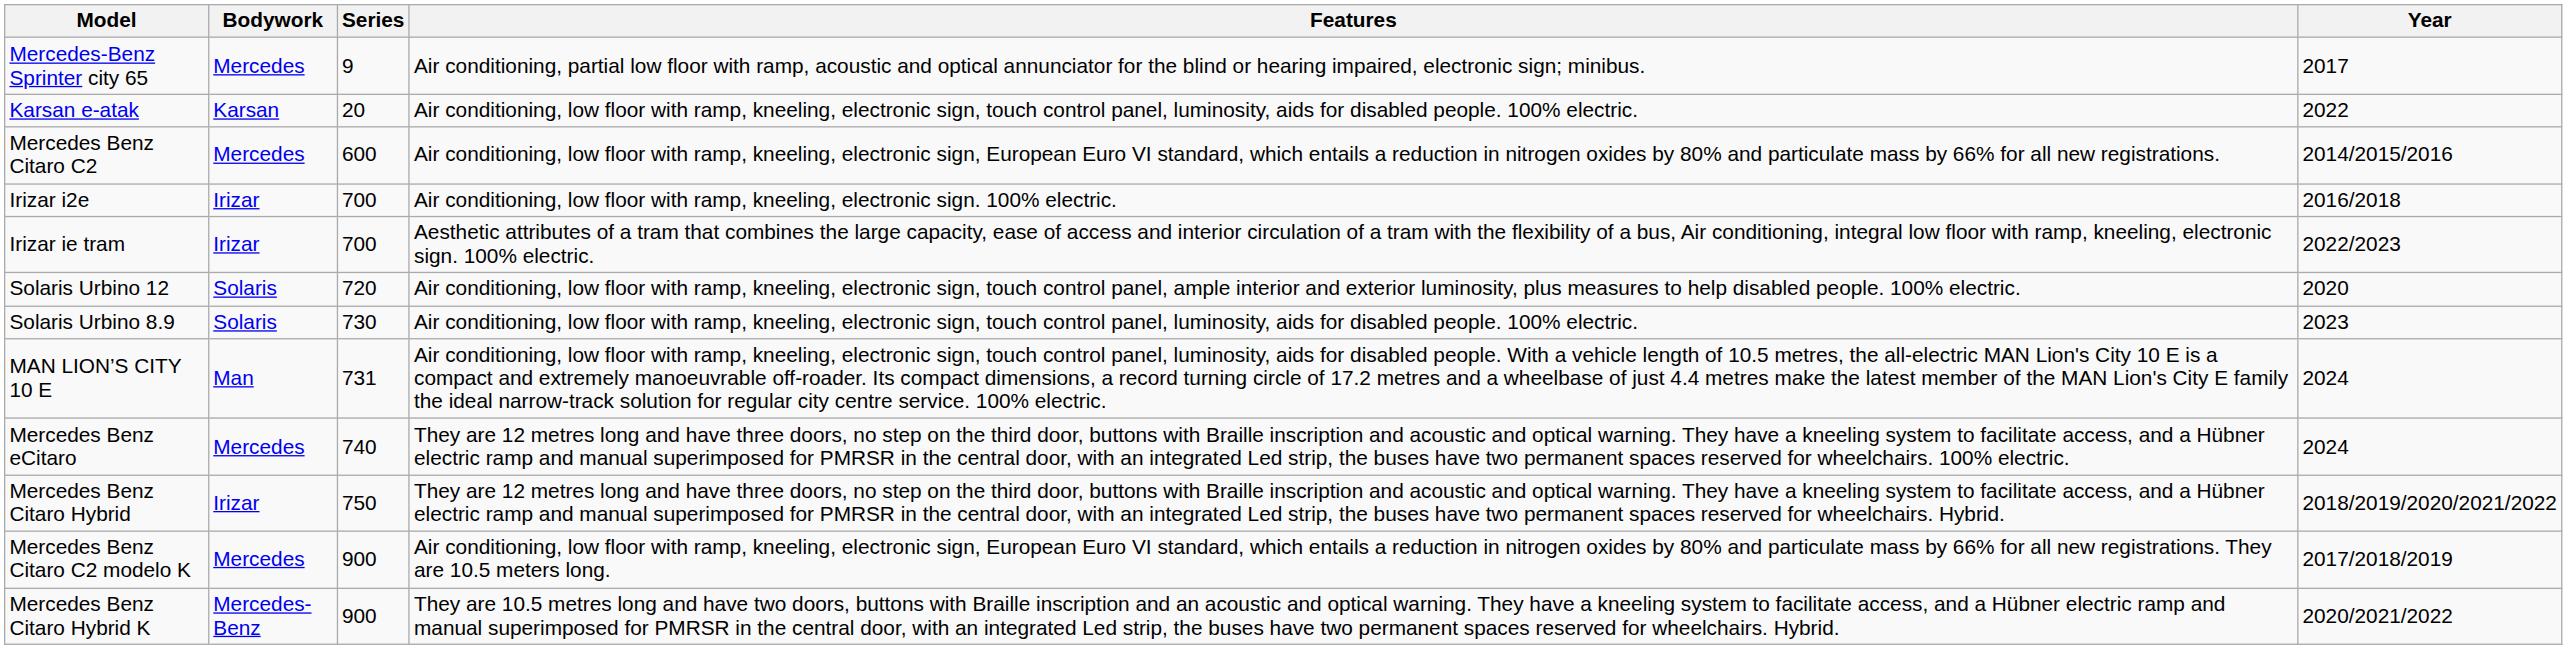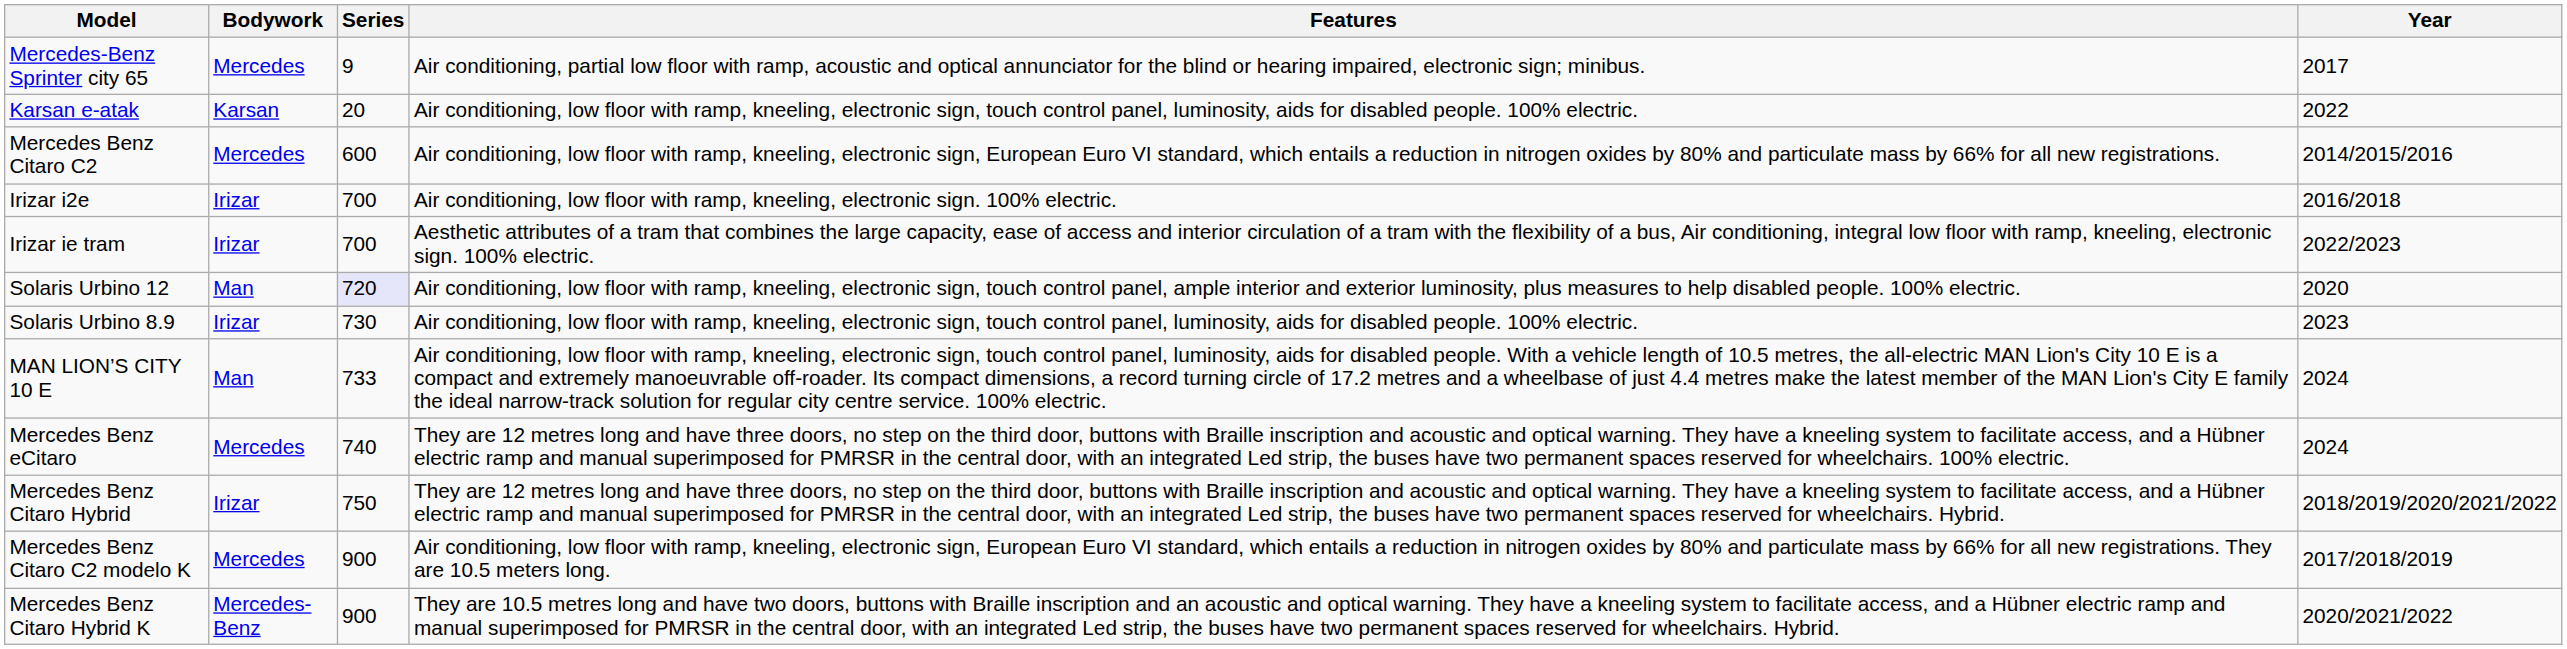(245, 289) Solaris -> (234, 289) Man
(359, 289) no background -> (359, 289) lavender background
(245, 322) Solaris -> (236, 322) Irizar
(359, 378) 731 -> (359, 378) 733
